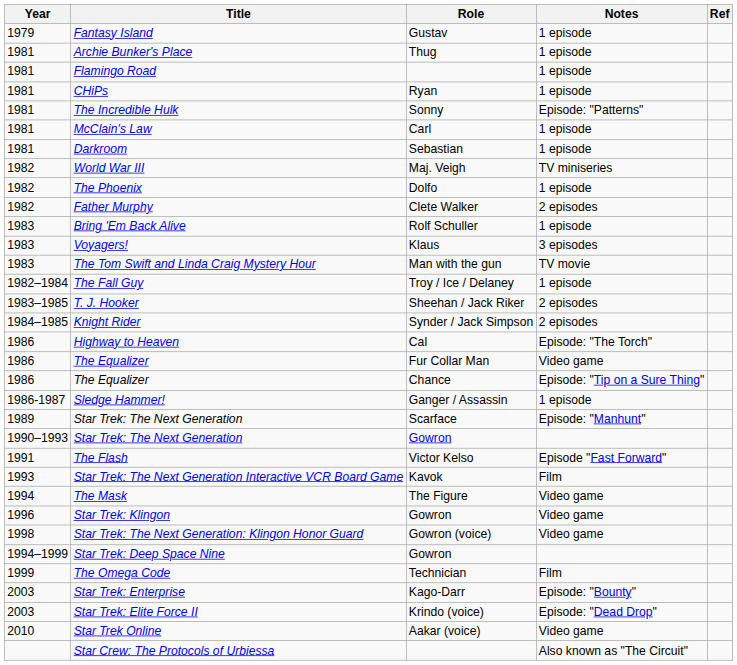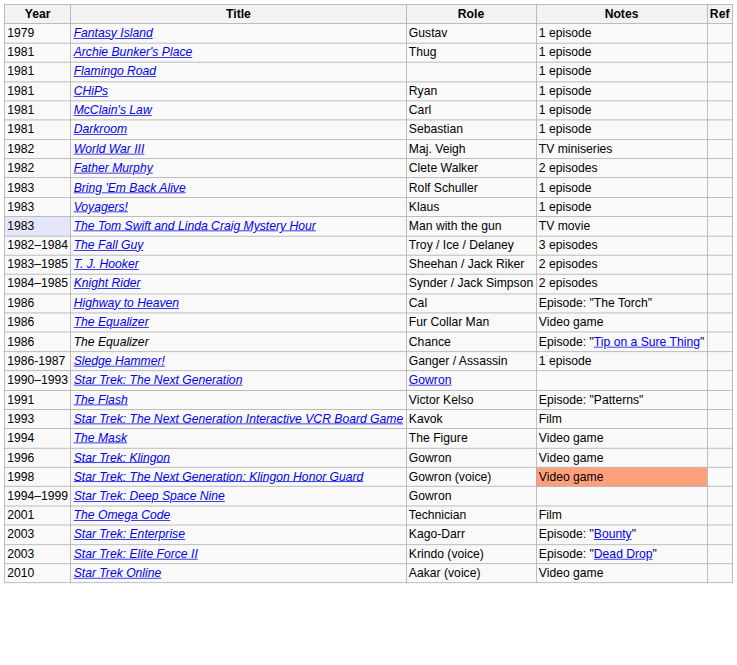- row: (126, 110)
- row: (108, 187)
(568, 245) 3 episodes -> (565, 206) 1 episode
(21, 264) no background -> (21, 226) lavender background
(565, 284) 1 episode -> (568, 245) 3 episodes
- row: (158, 419)
(603, 457) Episode "Fast Forward" -> (591, 399) Episode: "Patterns"
(571, 534) no background -> (571, 476) lightsalmon background
(21, 573) 1999 -> (21, 515) 2001
- row: (174, 650)
